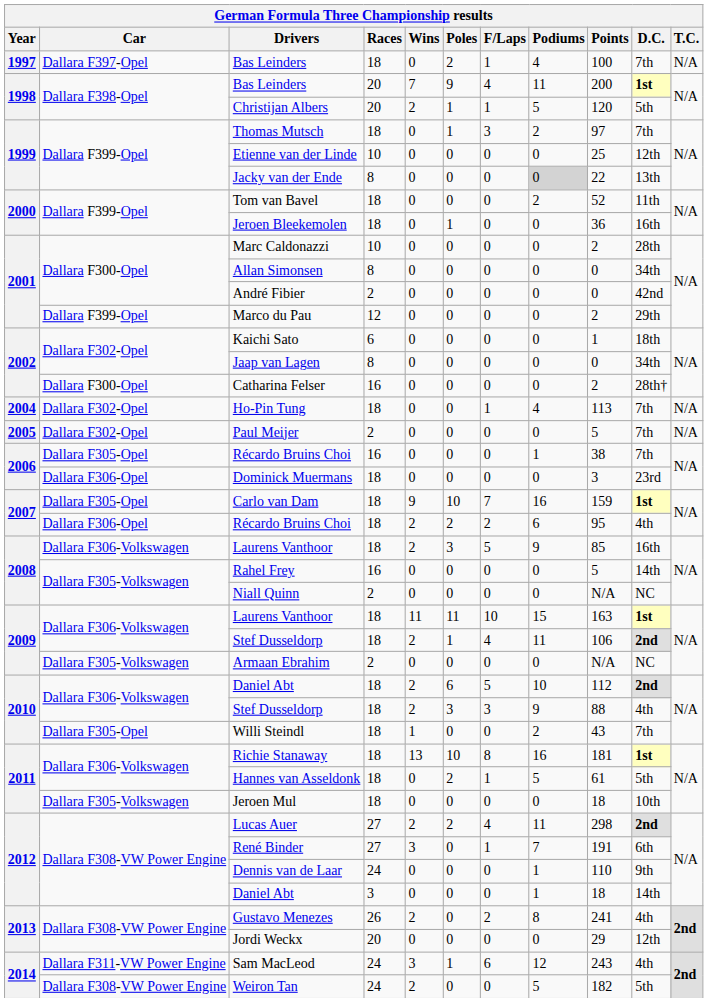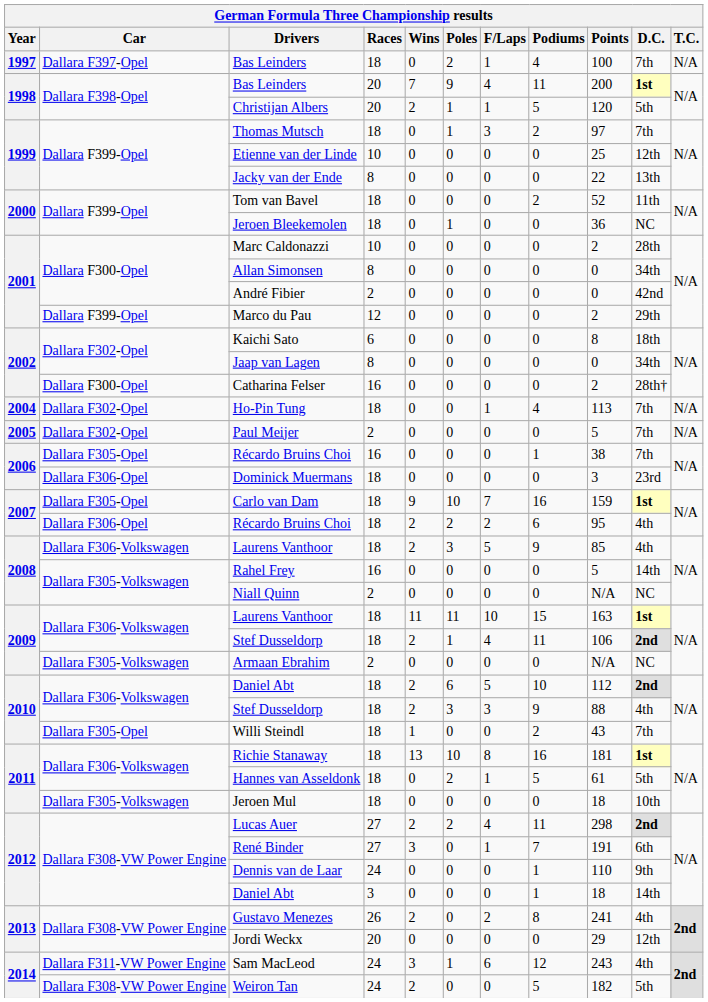(536, 177) lightgrey background -> (536, 177) no background
(648, 223) 16th -> (645, 223) NC
(595, 339) 1 -> (595, 339) 8
(648, 547) 16th -> (644, 547) 4th
